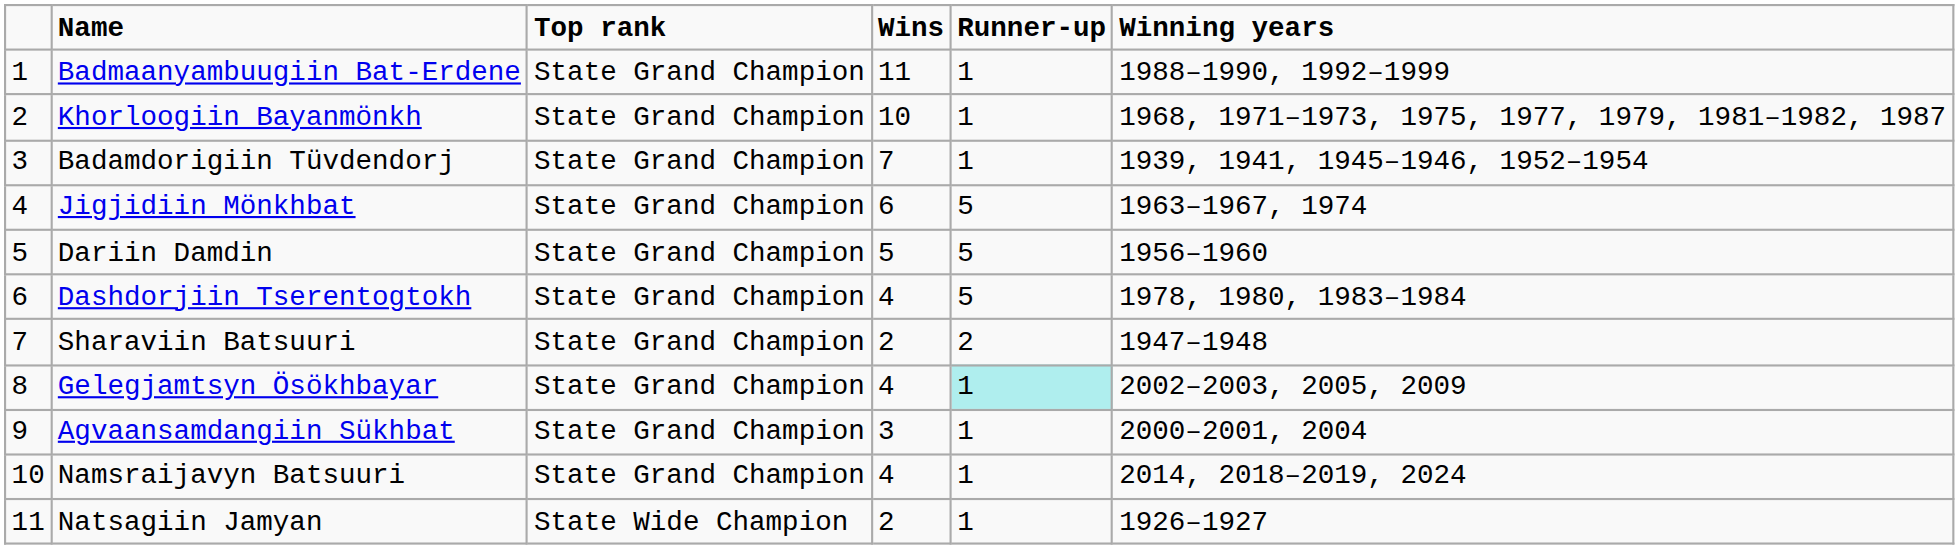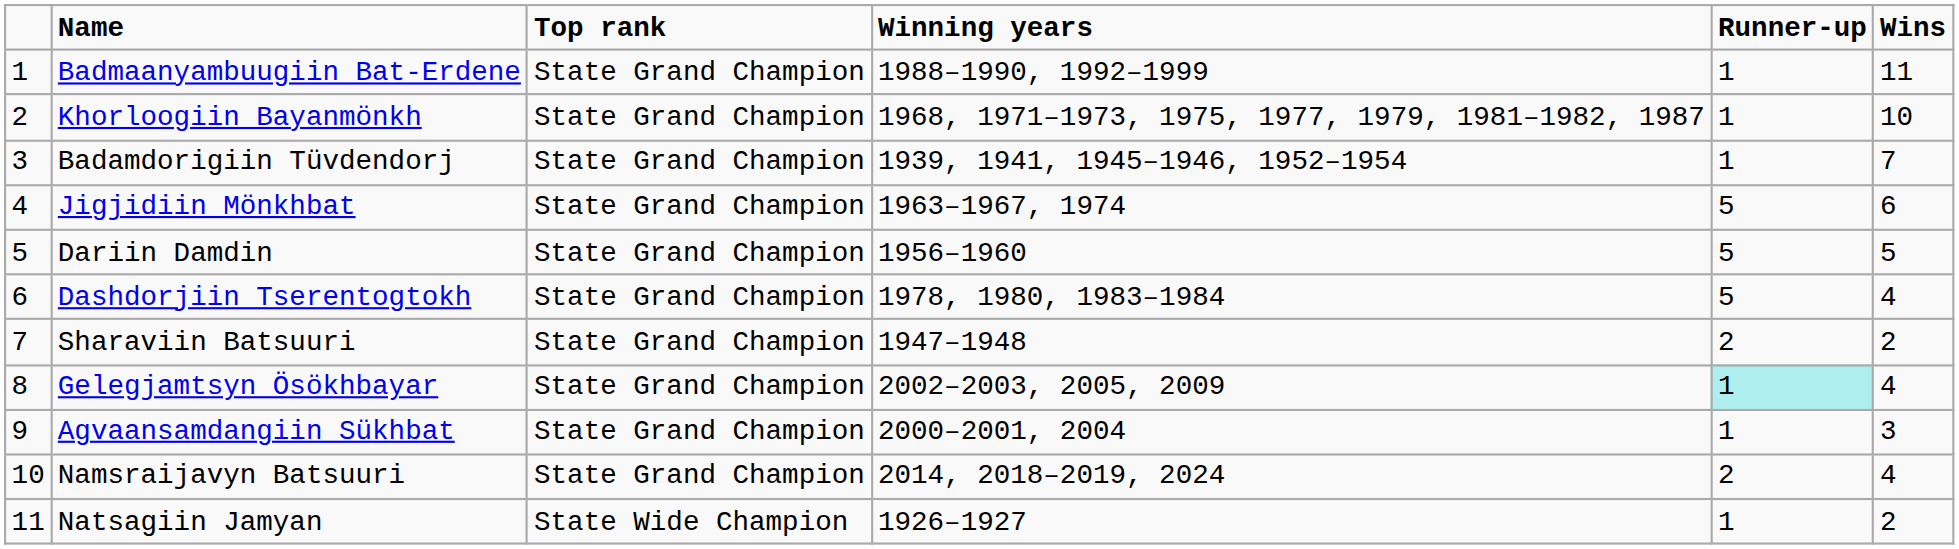columns swapped: (911, 28) <-> (1227, 28)
(966, 477) 1 -> (1726, 477) 2
